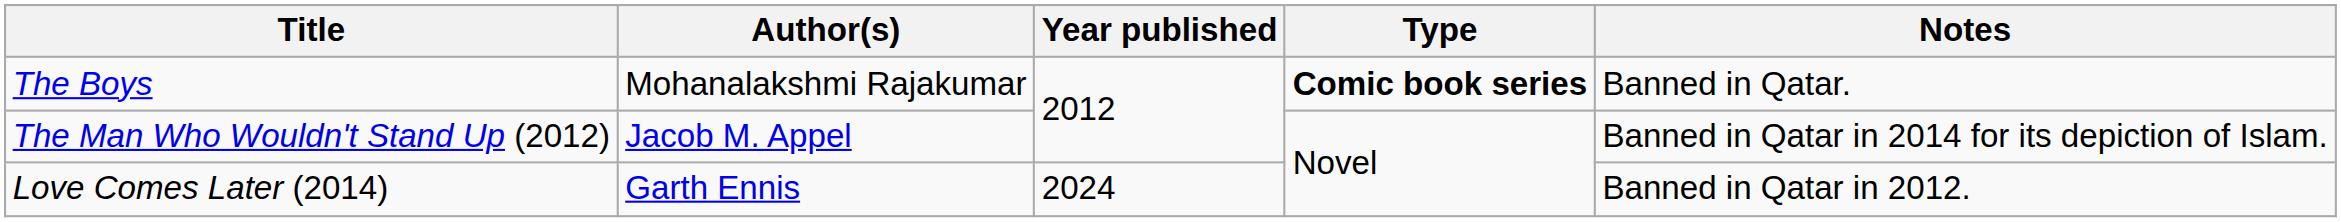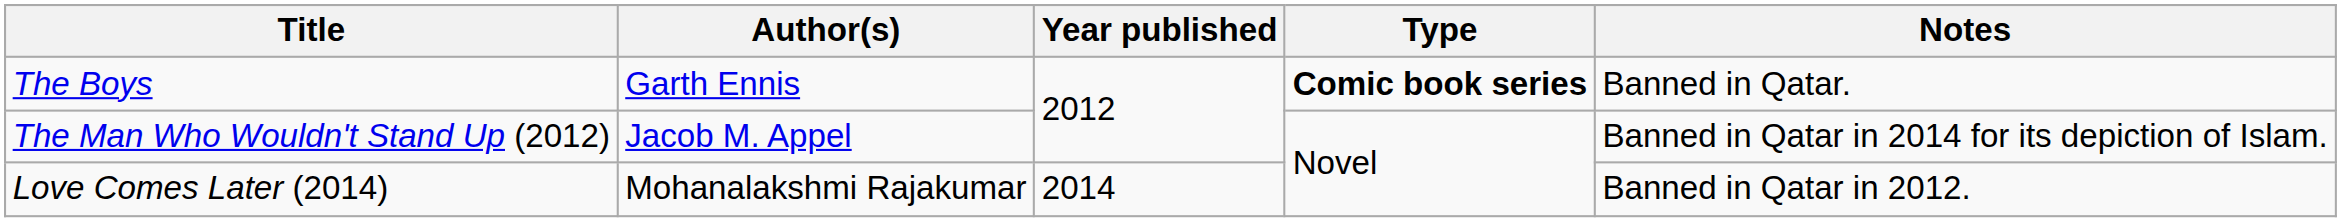(826, 83) Mohanalakshmi Rajakumar -> (713, 83) Garth Ennis
(713, 188) Garth Ennis -> (826, 188) Mohanalakshmi Rajakumar
(1079, 188) 2024 -> (1079, 188) 2014
